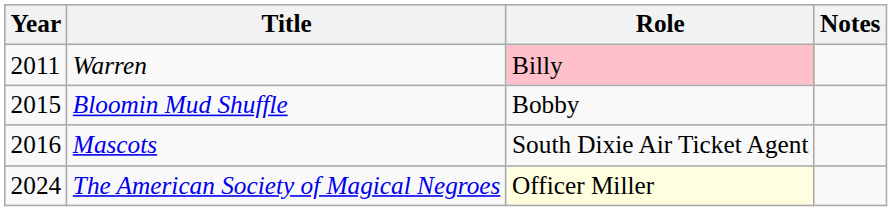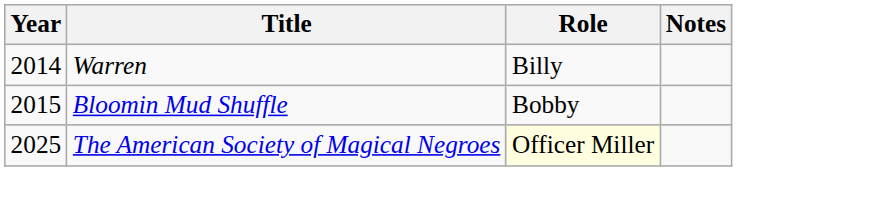(35, 64) 2011 -> (36, 64) 2014
(537, 64) pink background -> (537, 64) no background
- row: (115, 144)
(36, 184) 2024 -> (36, 144) 2025
